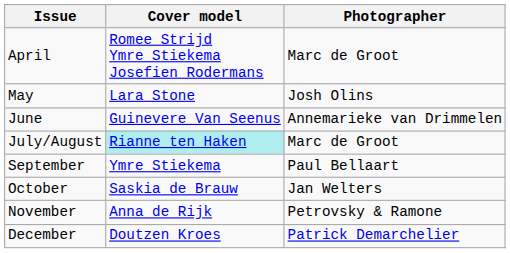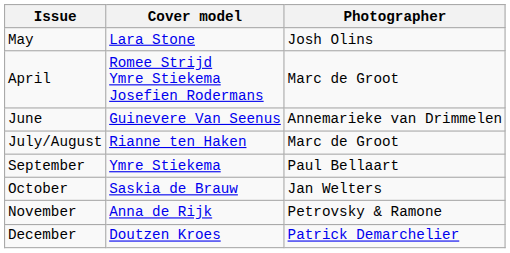rows swapped: (29, 56) <-> (21, 96)
(178, 142) paleturquoise background -> (178, 142) no background
